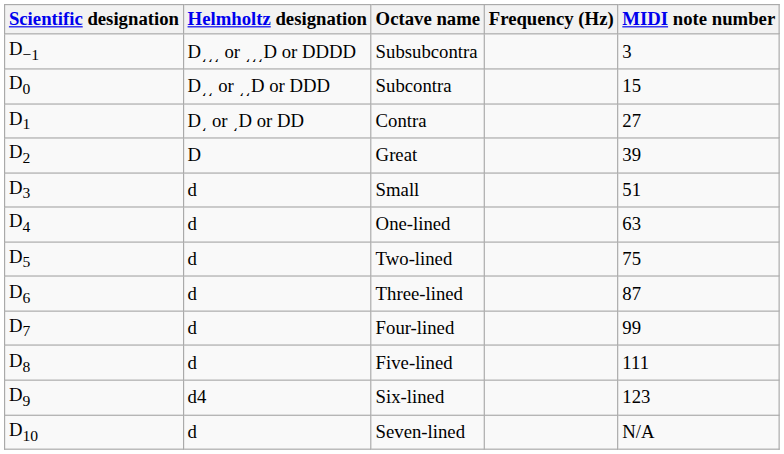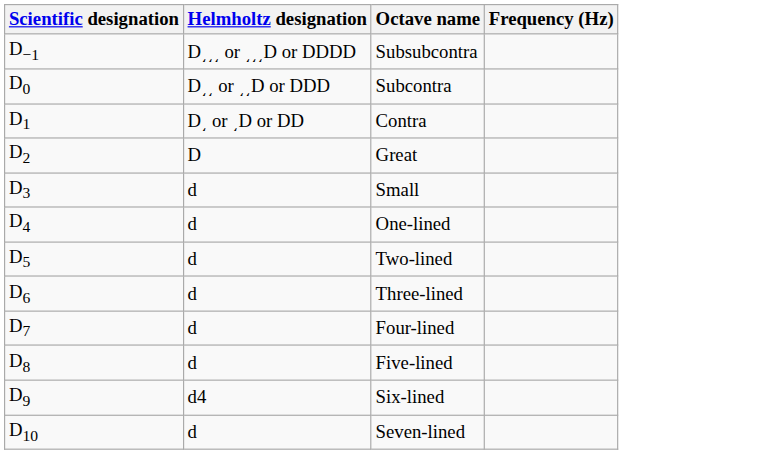- column: (699, 19)
